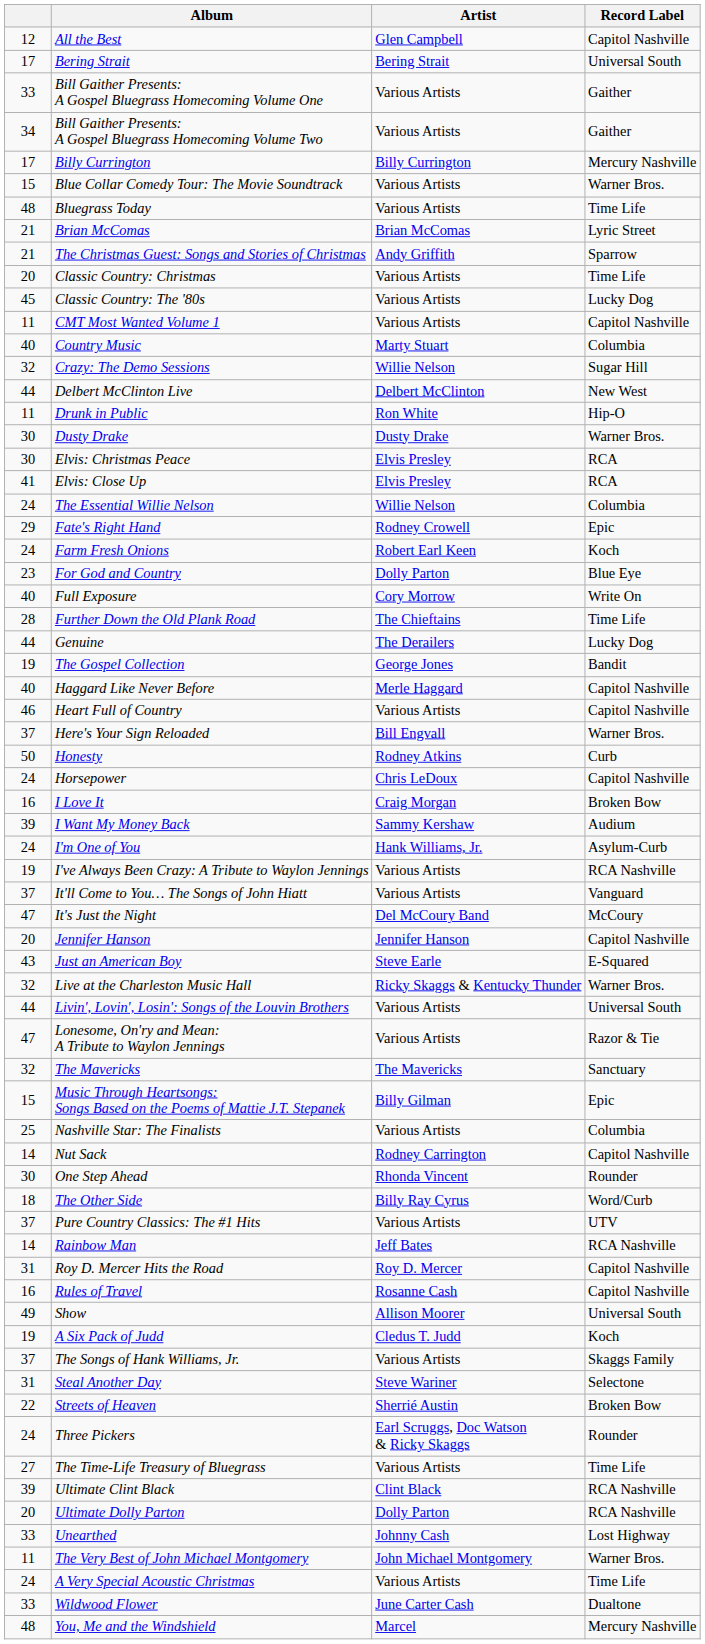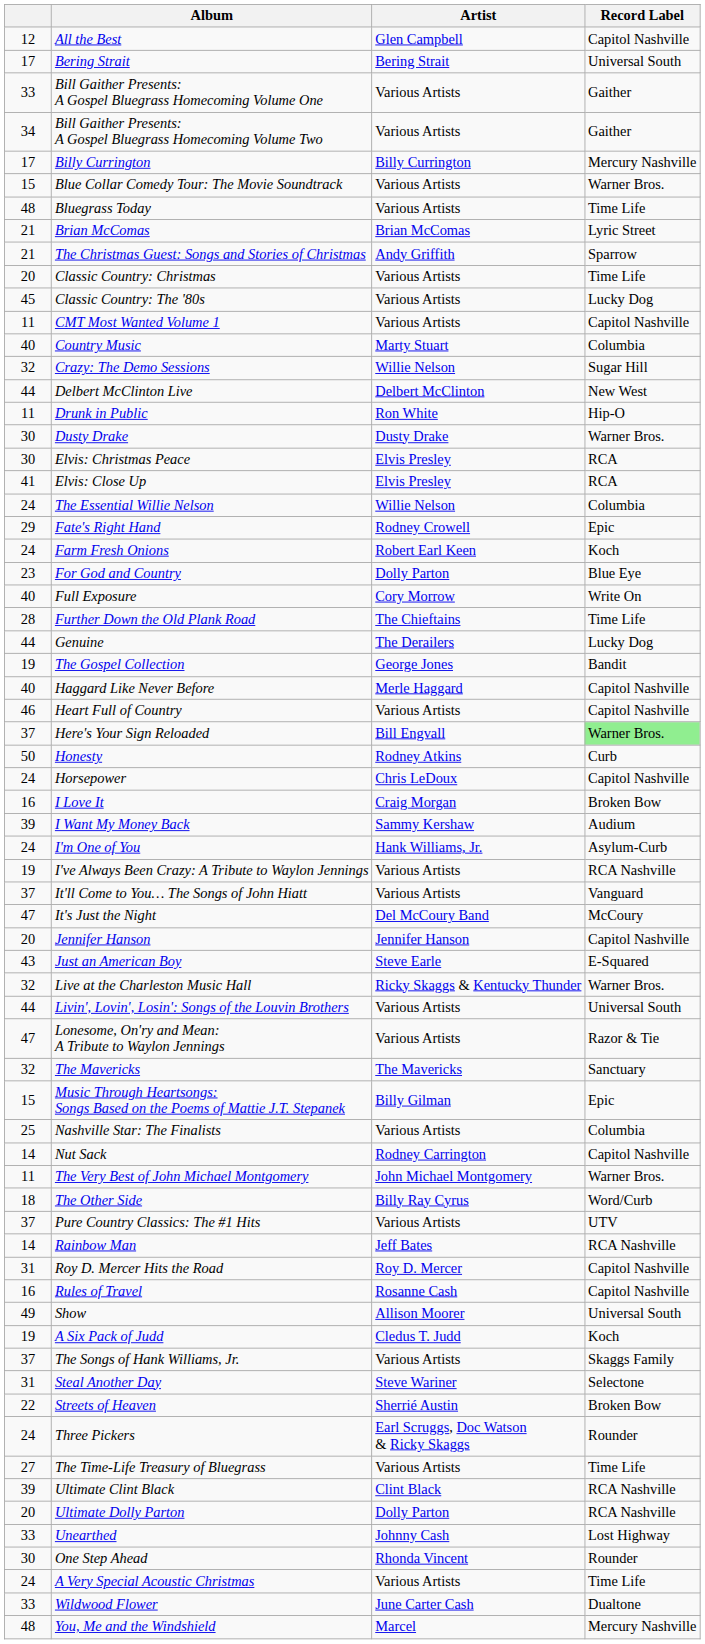(626, 733) no background -> (626, 733) lightgreen background
rows swapped: (101, 1176) <-> (182, 1558)
